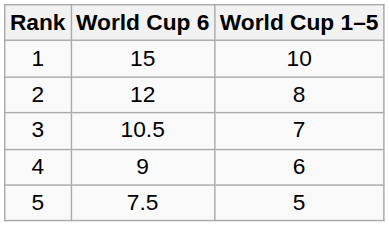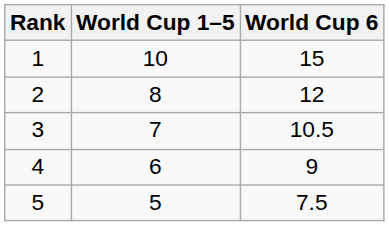columns swapped: (299, 22) <-> (143, 22)
